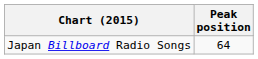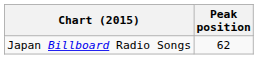(224, 45) 64 -> (224, 45) 62
